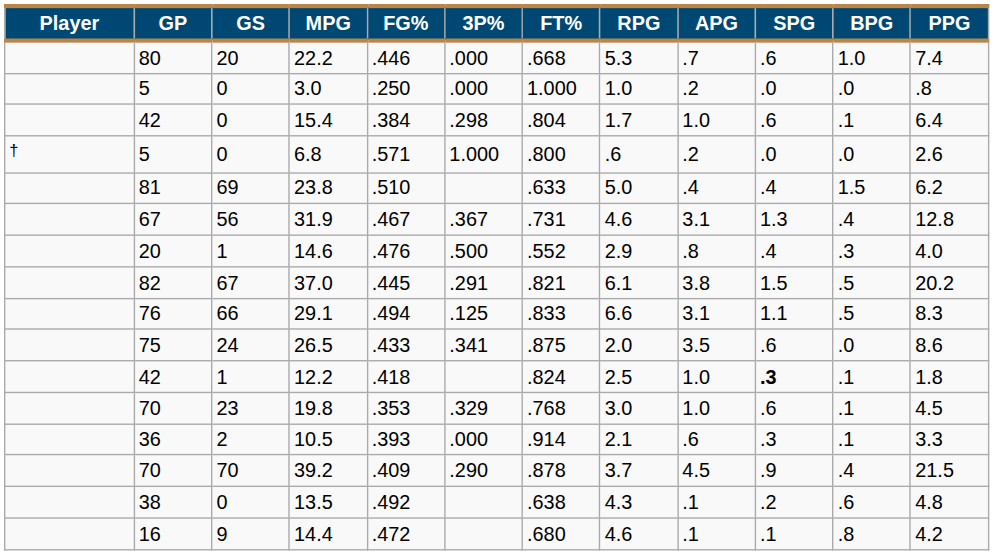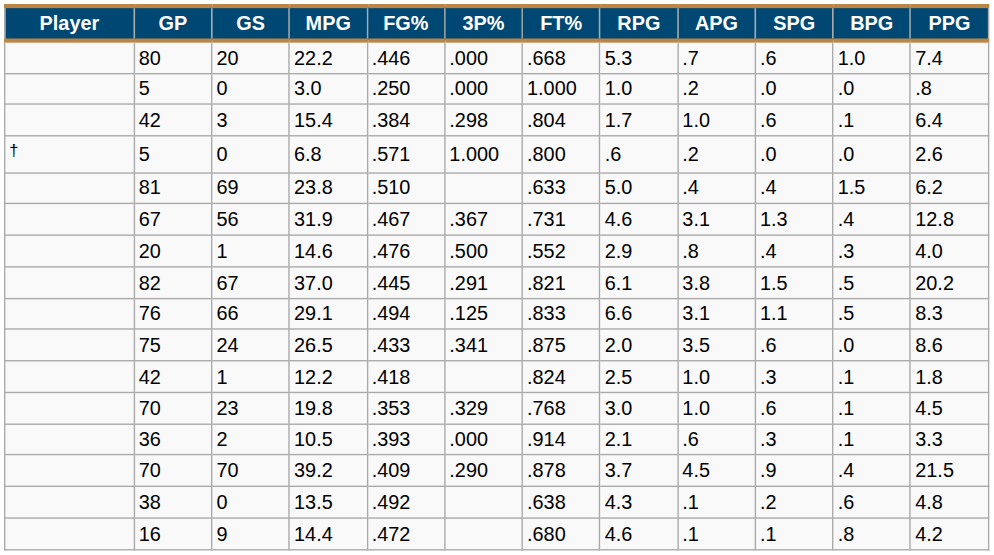(222, 120) 0 -> (222, 120) 3
(768, 377) bold -> (768, 377) normal
